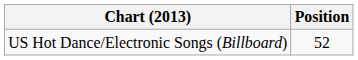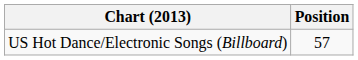(322, 42) 52 -> (322, 42) 57
